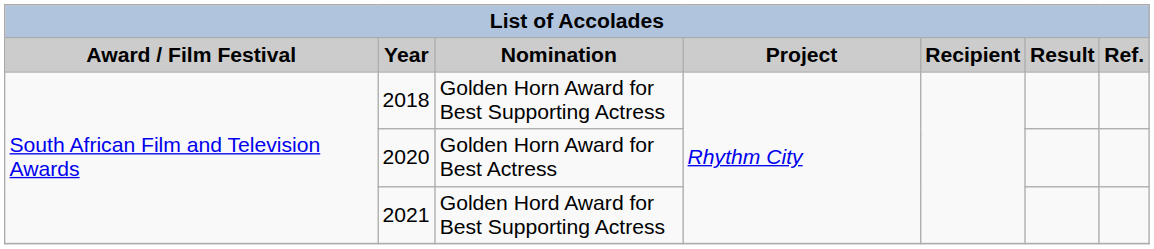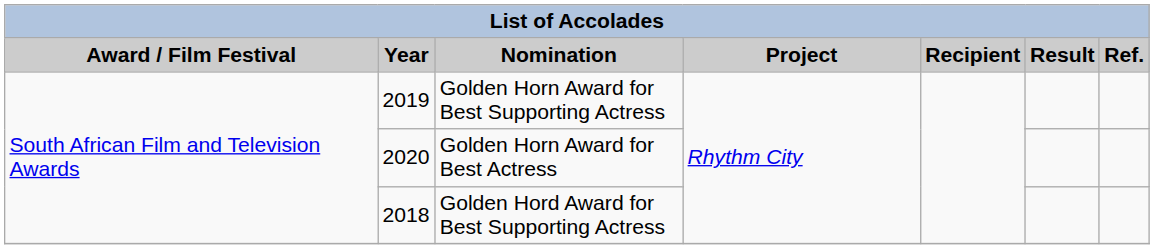(406, 100) 2018 -> (406, 100) 2019
(406, 214) 2021 -> (406, 214) 2018
